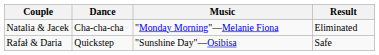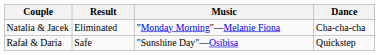columns swapped: (102, 12) <-> (343, 12)
